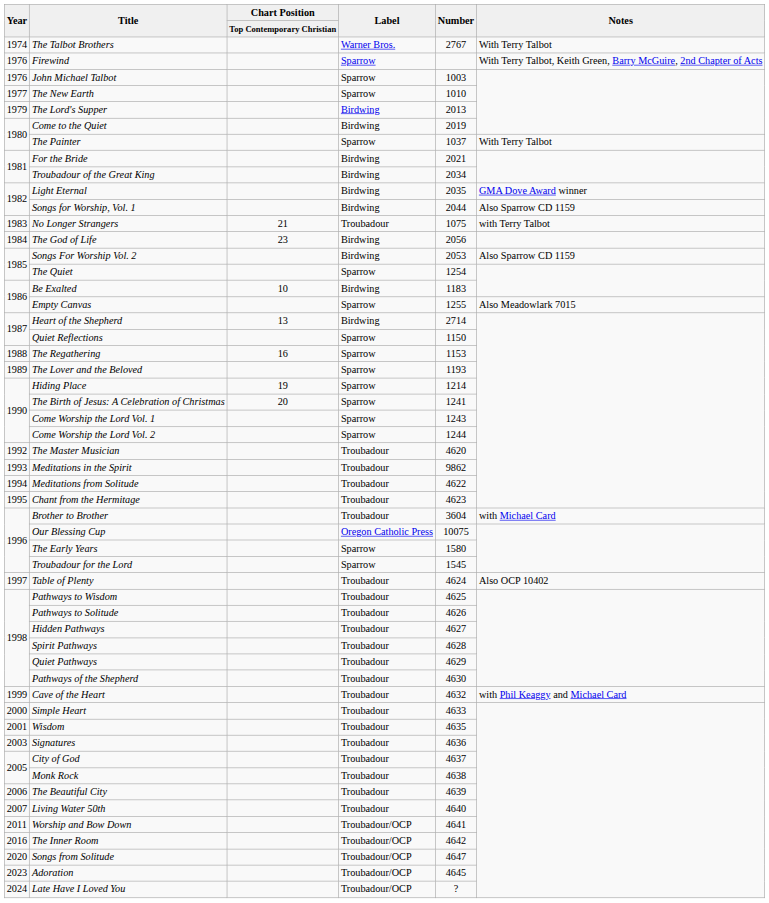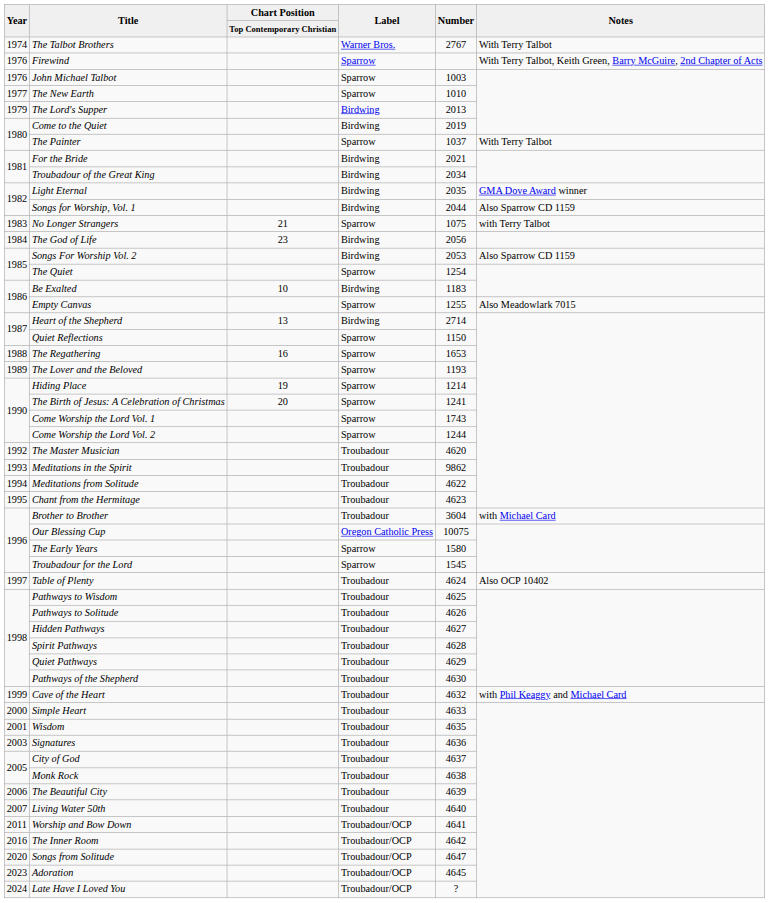(365, 223) Troubadour -> (358, 223) Sparrow
(456, 353) 1153 -> (456, 353) 1653
(456, 418) 1243 -> (456, 418) 1743
